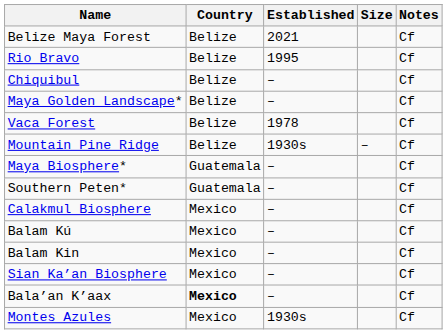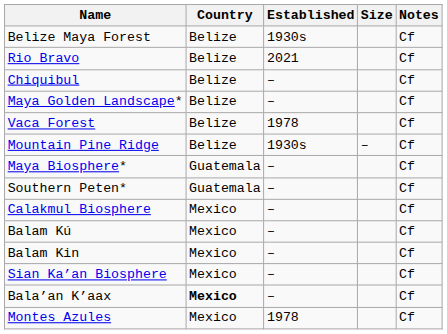(283, 37) 2021 -> (287, 37) 1930s
(283, 59) 1995 -> (283, 59) 2021
(287, 318) 1930s -> (283, 318) 1978
